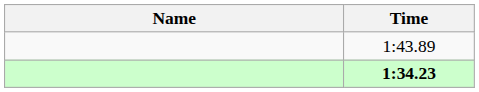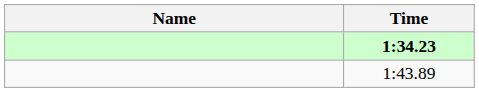rows swapped: (409, 73) <-> (409, 45)
